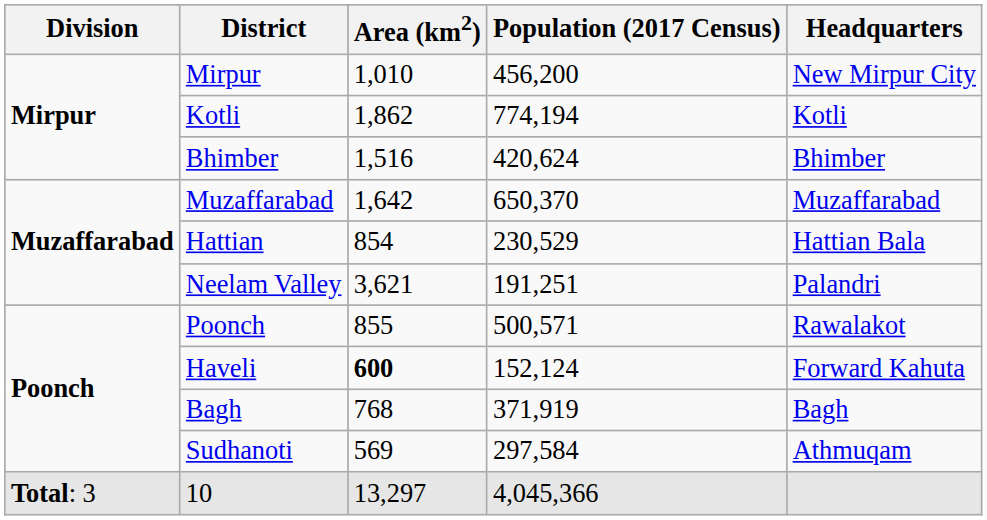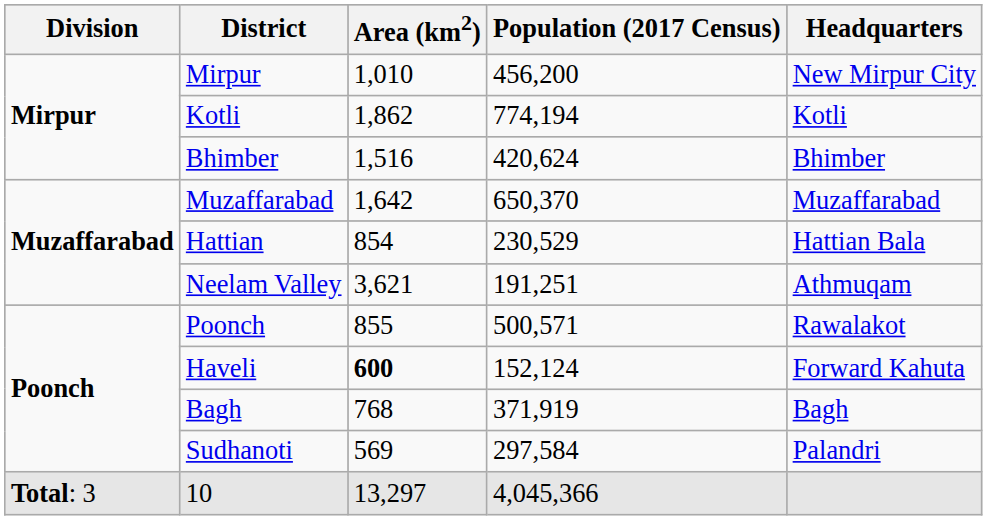(837, 283) Palandri -> (852, 283) Athmuqam
(852, 451) Athmuqam -> (837, 451) Palandri
